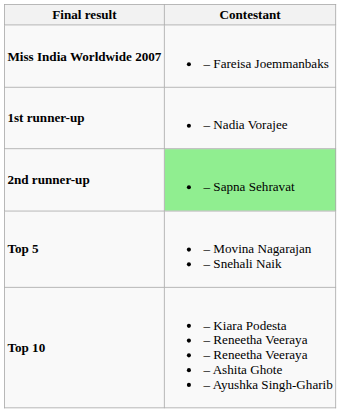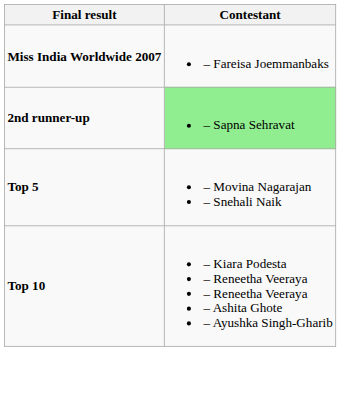- row: (46, 118)
